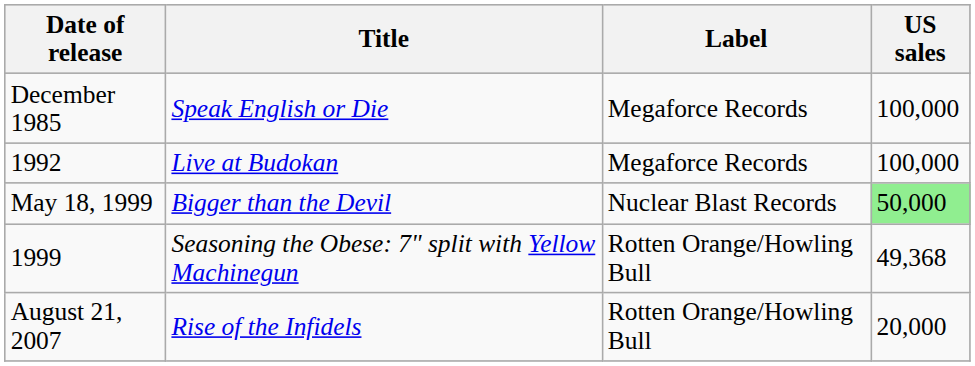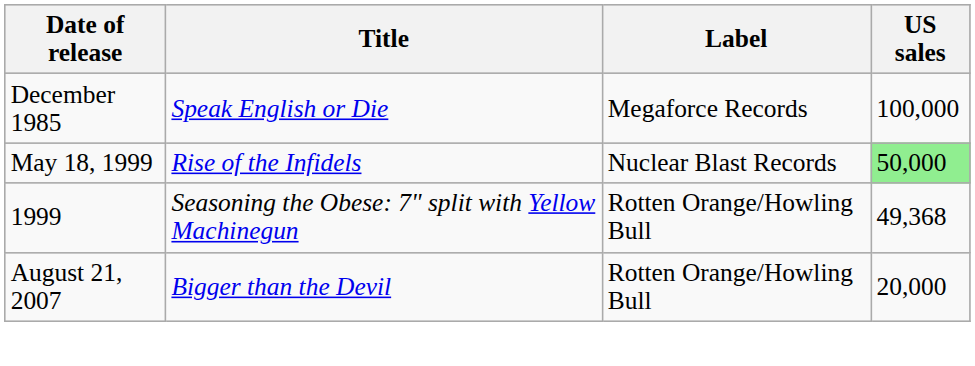- row: (36, 162)
(281, 202) Bigger than the Devil -> (266, 162) Rise of the Infidels
(266, 326) Rise of the Infidels -> (281, 286) Bigger than the Devil
